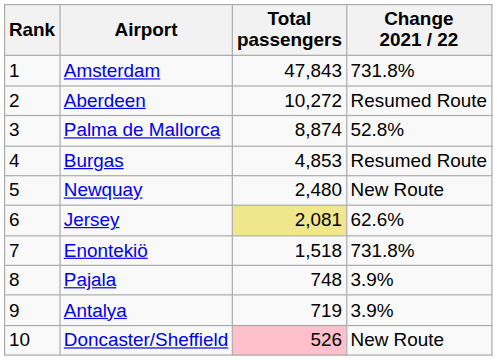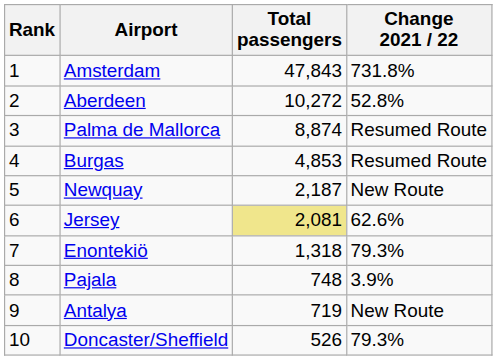(419, 100) Resumed Route -> (377, 100) 52.8%
(377, 130) 52.8% -> (419, 130) Resumed Route
(318, 190) 2,480 -> (318, 190) 2,187
(318, 250) 1,518 -> (318, 250) 1,318
(383, 250) 731.8% -> (377, 250) 79.3%
(372, 310) 3.9% -> (397, 310) New Route
(326, 340) pink background -> (326, 340) no background
(397, 340) New Route -> (377, 340) 79.3%
